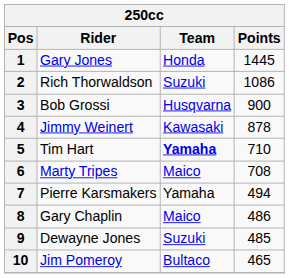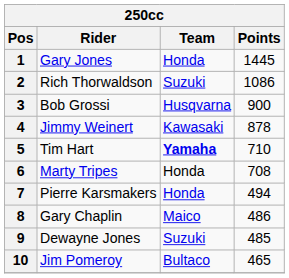(182, 171) Maico -> (184, 171) Honda
(189, 194) Yamaha -> (184, 194) Honda
